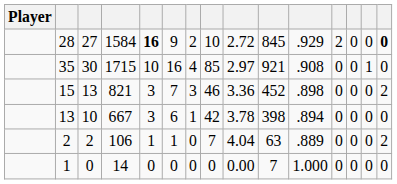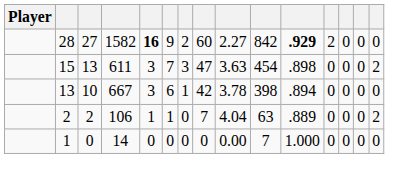(120, 41) 1584 -> (120, 41) 1582
(212, 41) 10 -> (204, 41) 60
(241, 41) 2.72 -> (233, 41) 2.27
(273, 41) 845 -> (266, 41) 842
(310, 41) normal -> (302, 41) bold
(384, 41) bold -> (376, 41) normal
- row: (67, 66)
(120, 91) 821 -> (120, 66) 611
(212, 91) 46 -> (204, 66) 47
(241, 91) 3.36 -> (233, 66) 3.63
(273, 91) 452 -> (266, 66) 454
